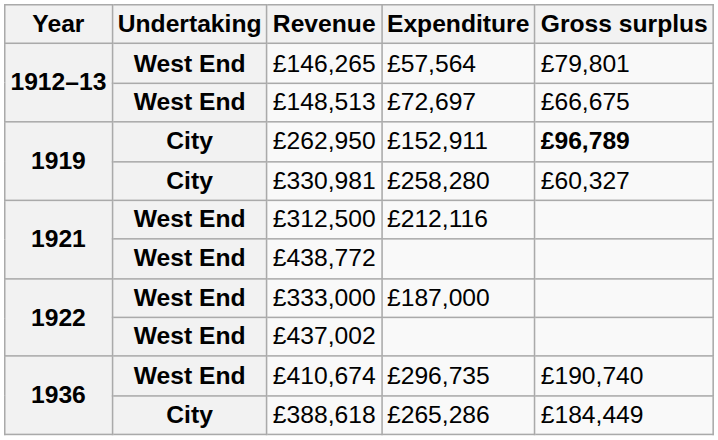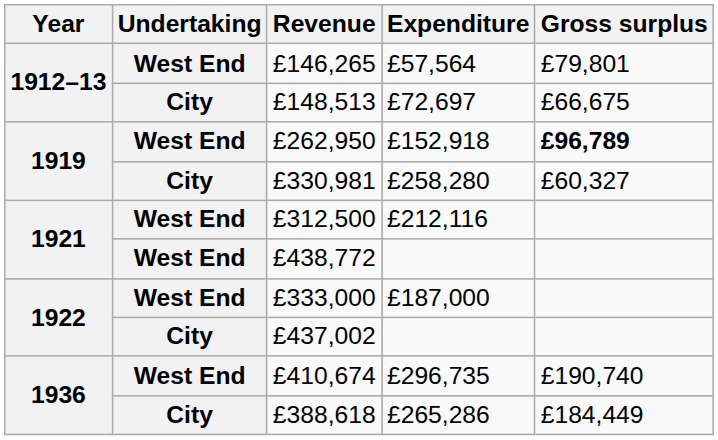(190, 102) West End -> (190, 102) City
(190, 141) City -> (190, 141) West End
(437, 141) £152,911 -> (438, 141) £152,918
(190, 336) West End -> (190, 336) City
